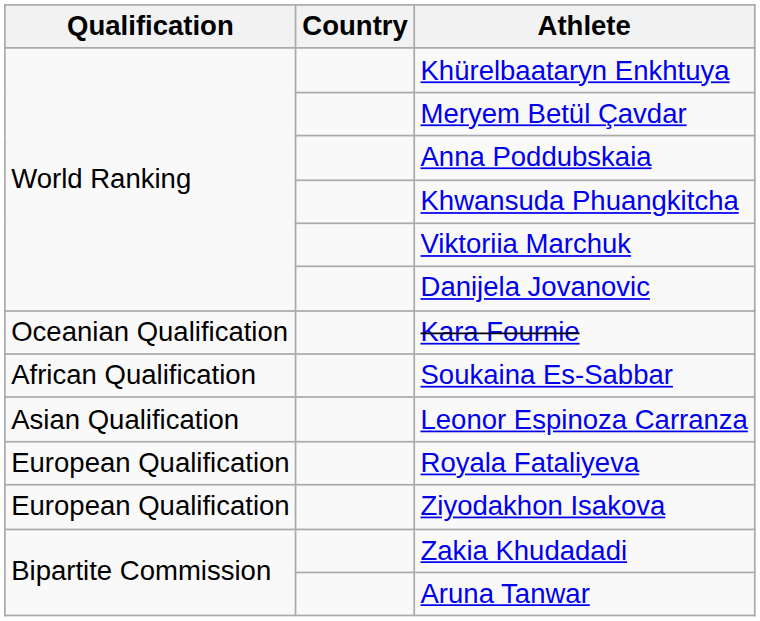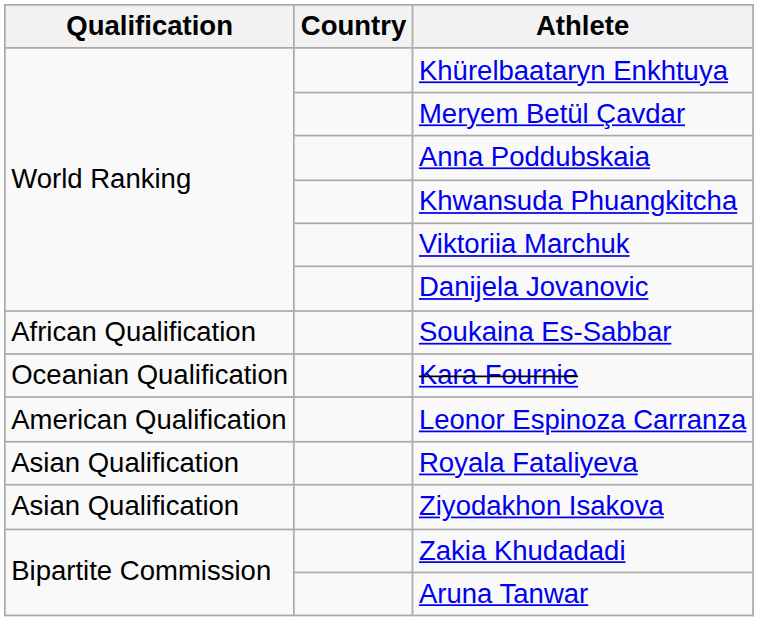rows swapped: (547, 375) <-> (500, 331)
(125, 419) Asian Qualification -> (149, 419) American Qualification
(150, 462) European Qualification -> (125, 462) Asian Qualification
(150, 506) European Qualification -> (125, 506) Asian Qualification
